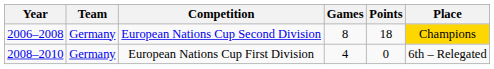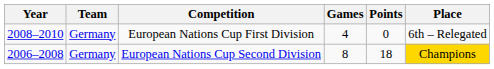rows swapped: (221, 34) <-> (221, 53)
